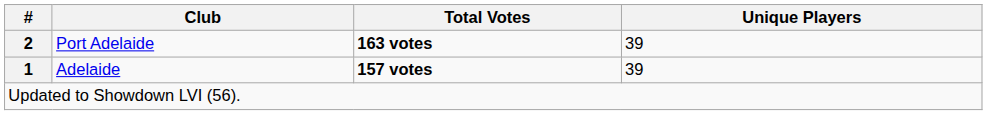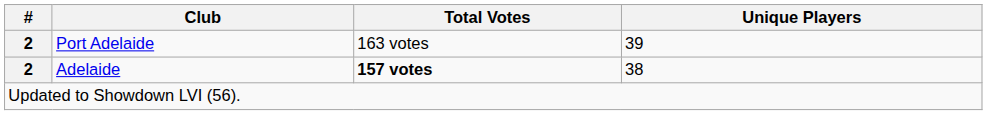(395, 43) bold -> (393, 43) normal
(28, 69) 1 -> (28, 69) 2
(634, 69) 39 -> (634, 69) 38
